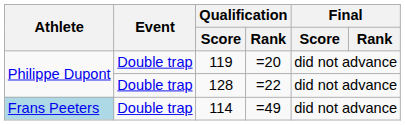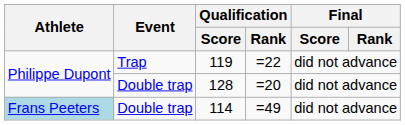(155, 62) Double trap -> (132, 62) Trap
(268, 62) =20 -> (268, 62) =22
(268, 85) =22 -> (268, 85) =20
